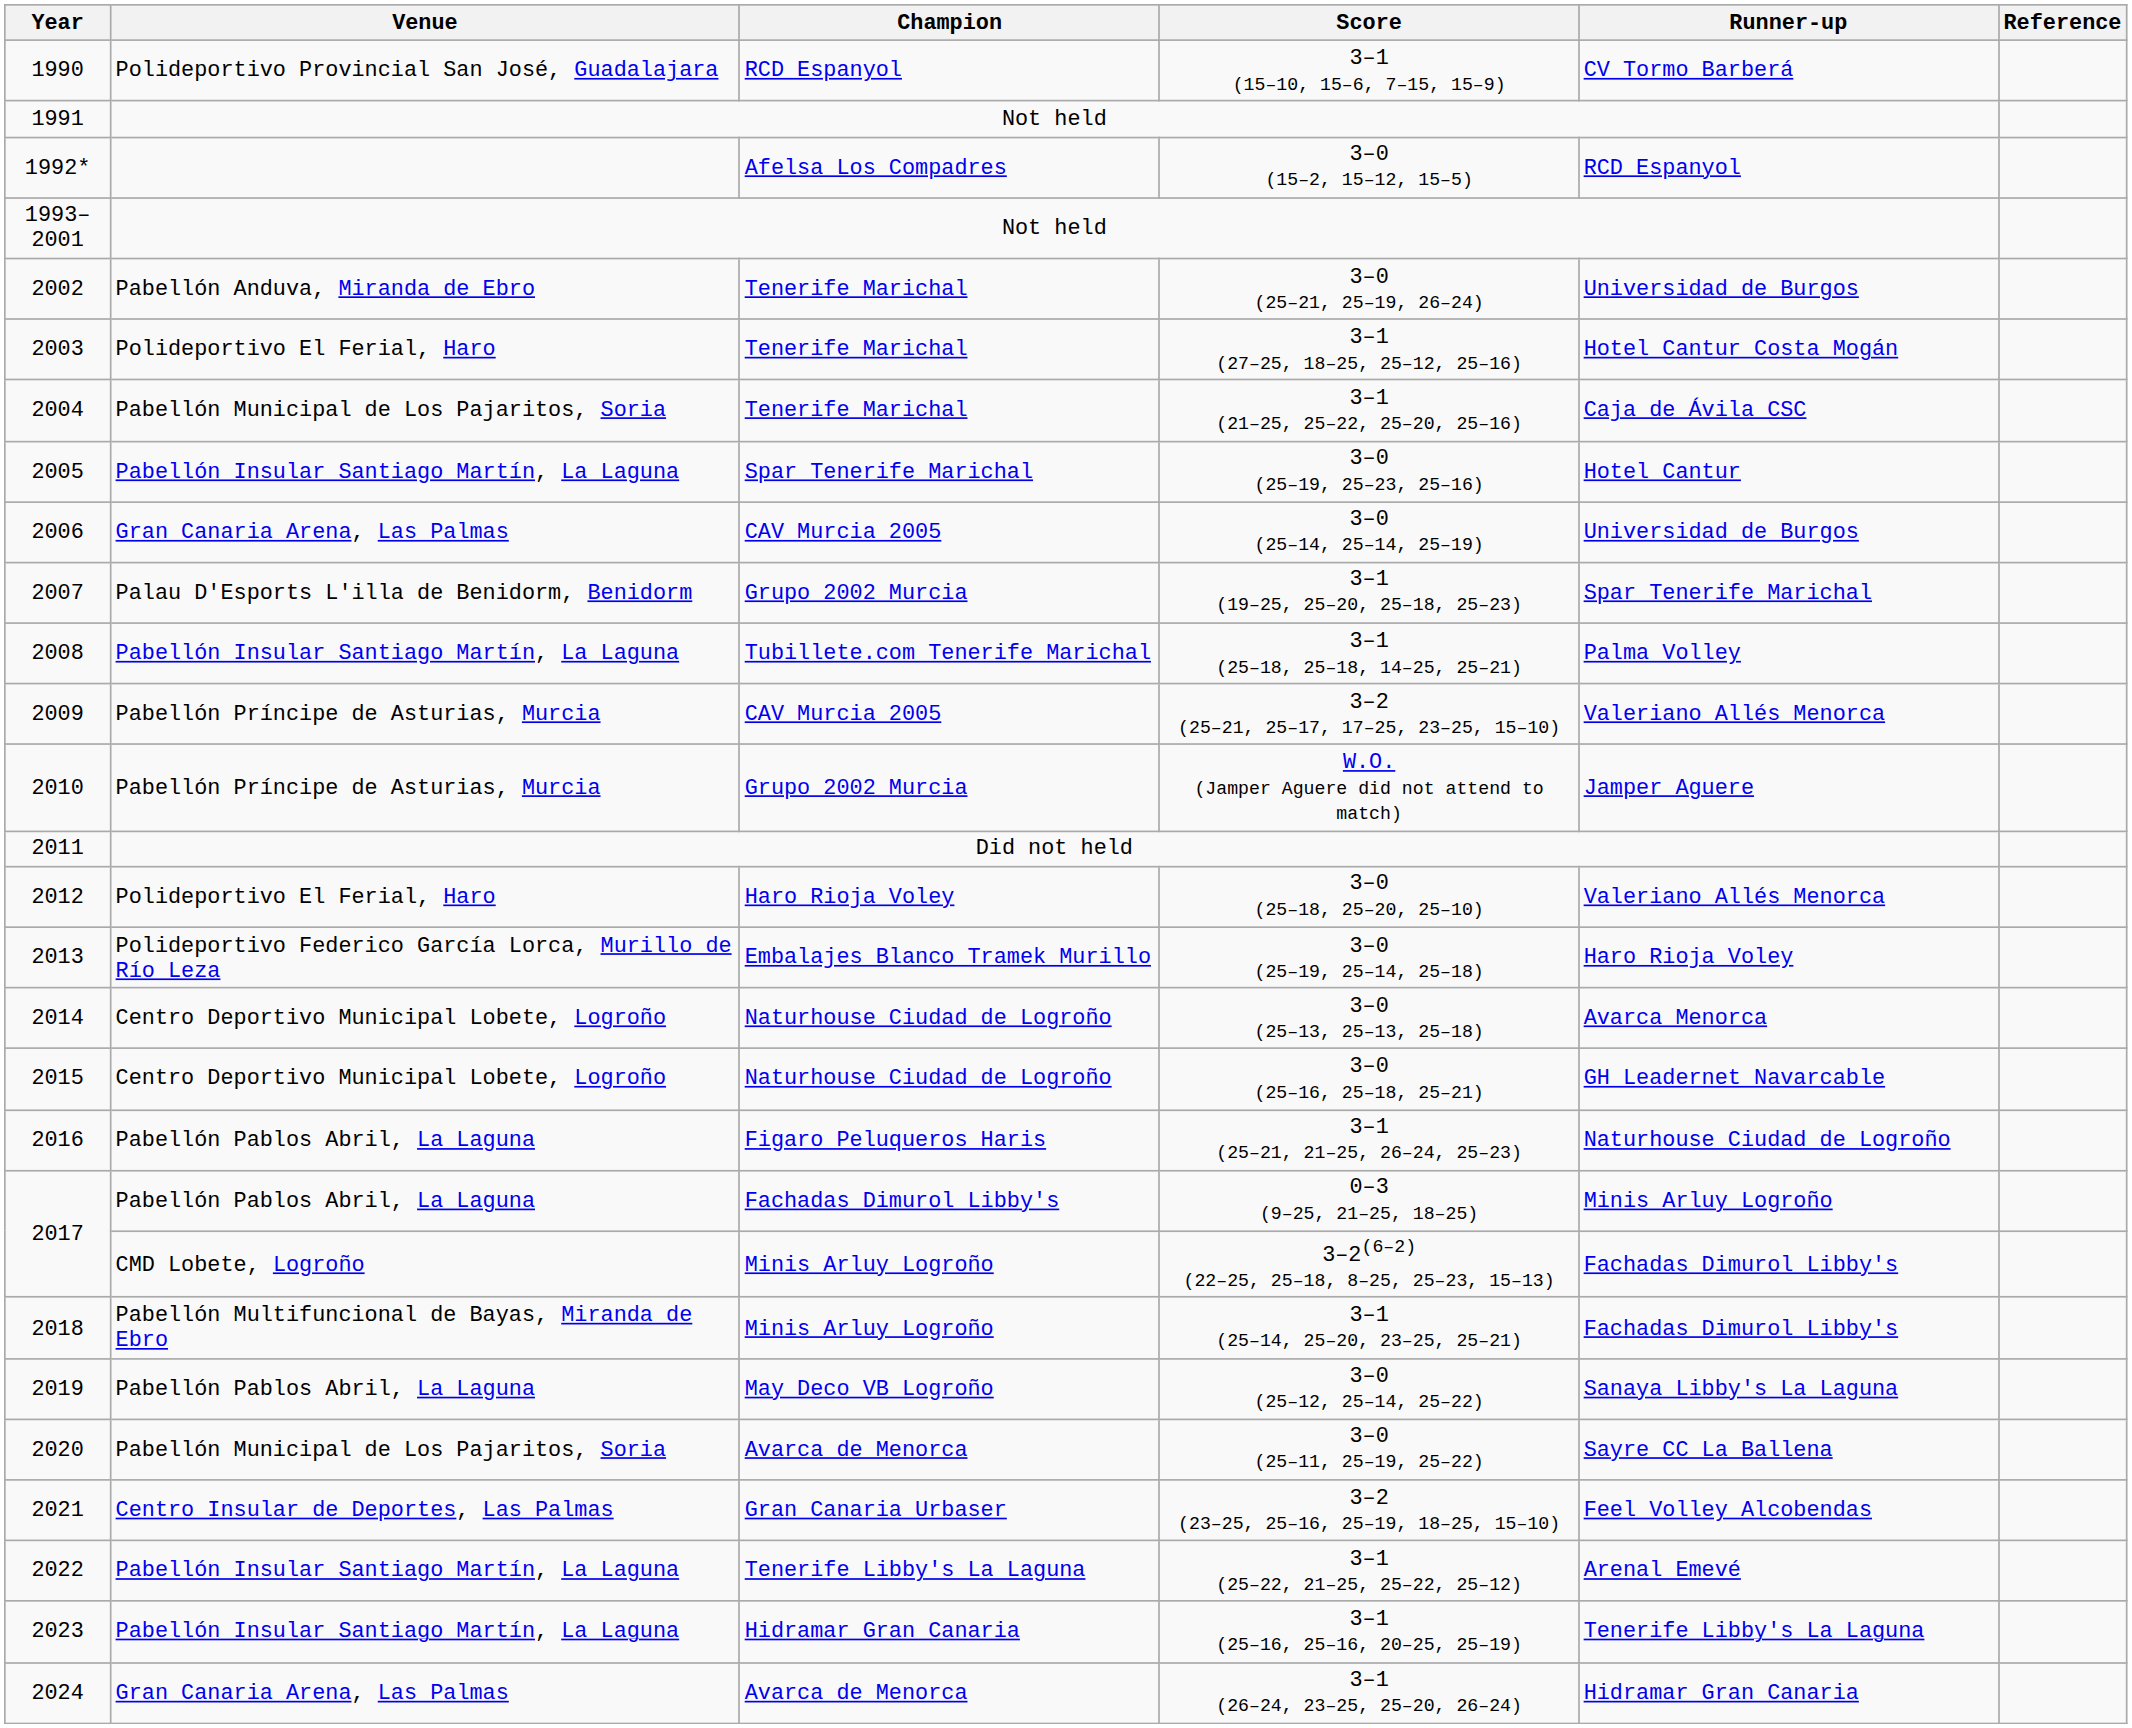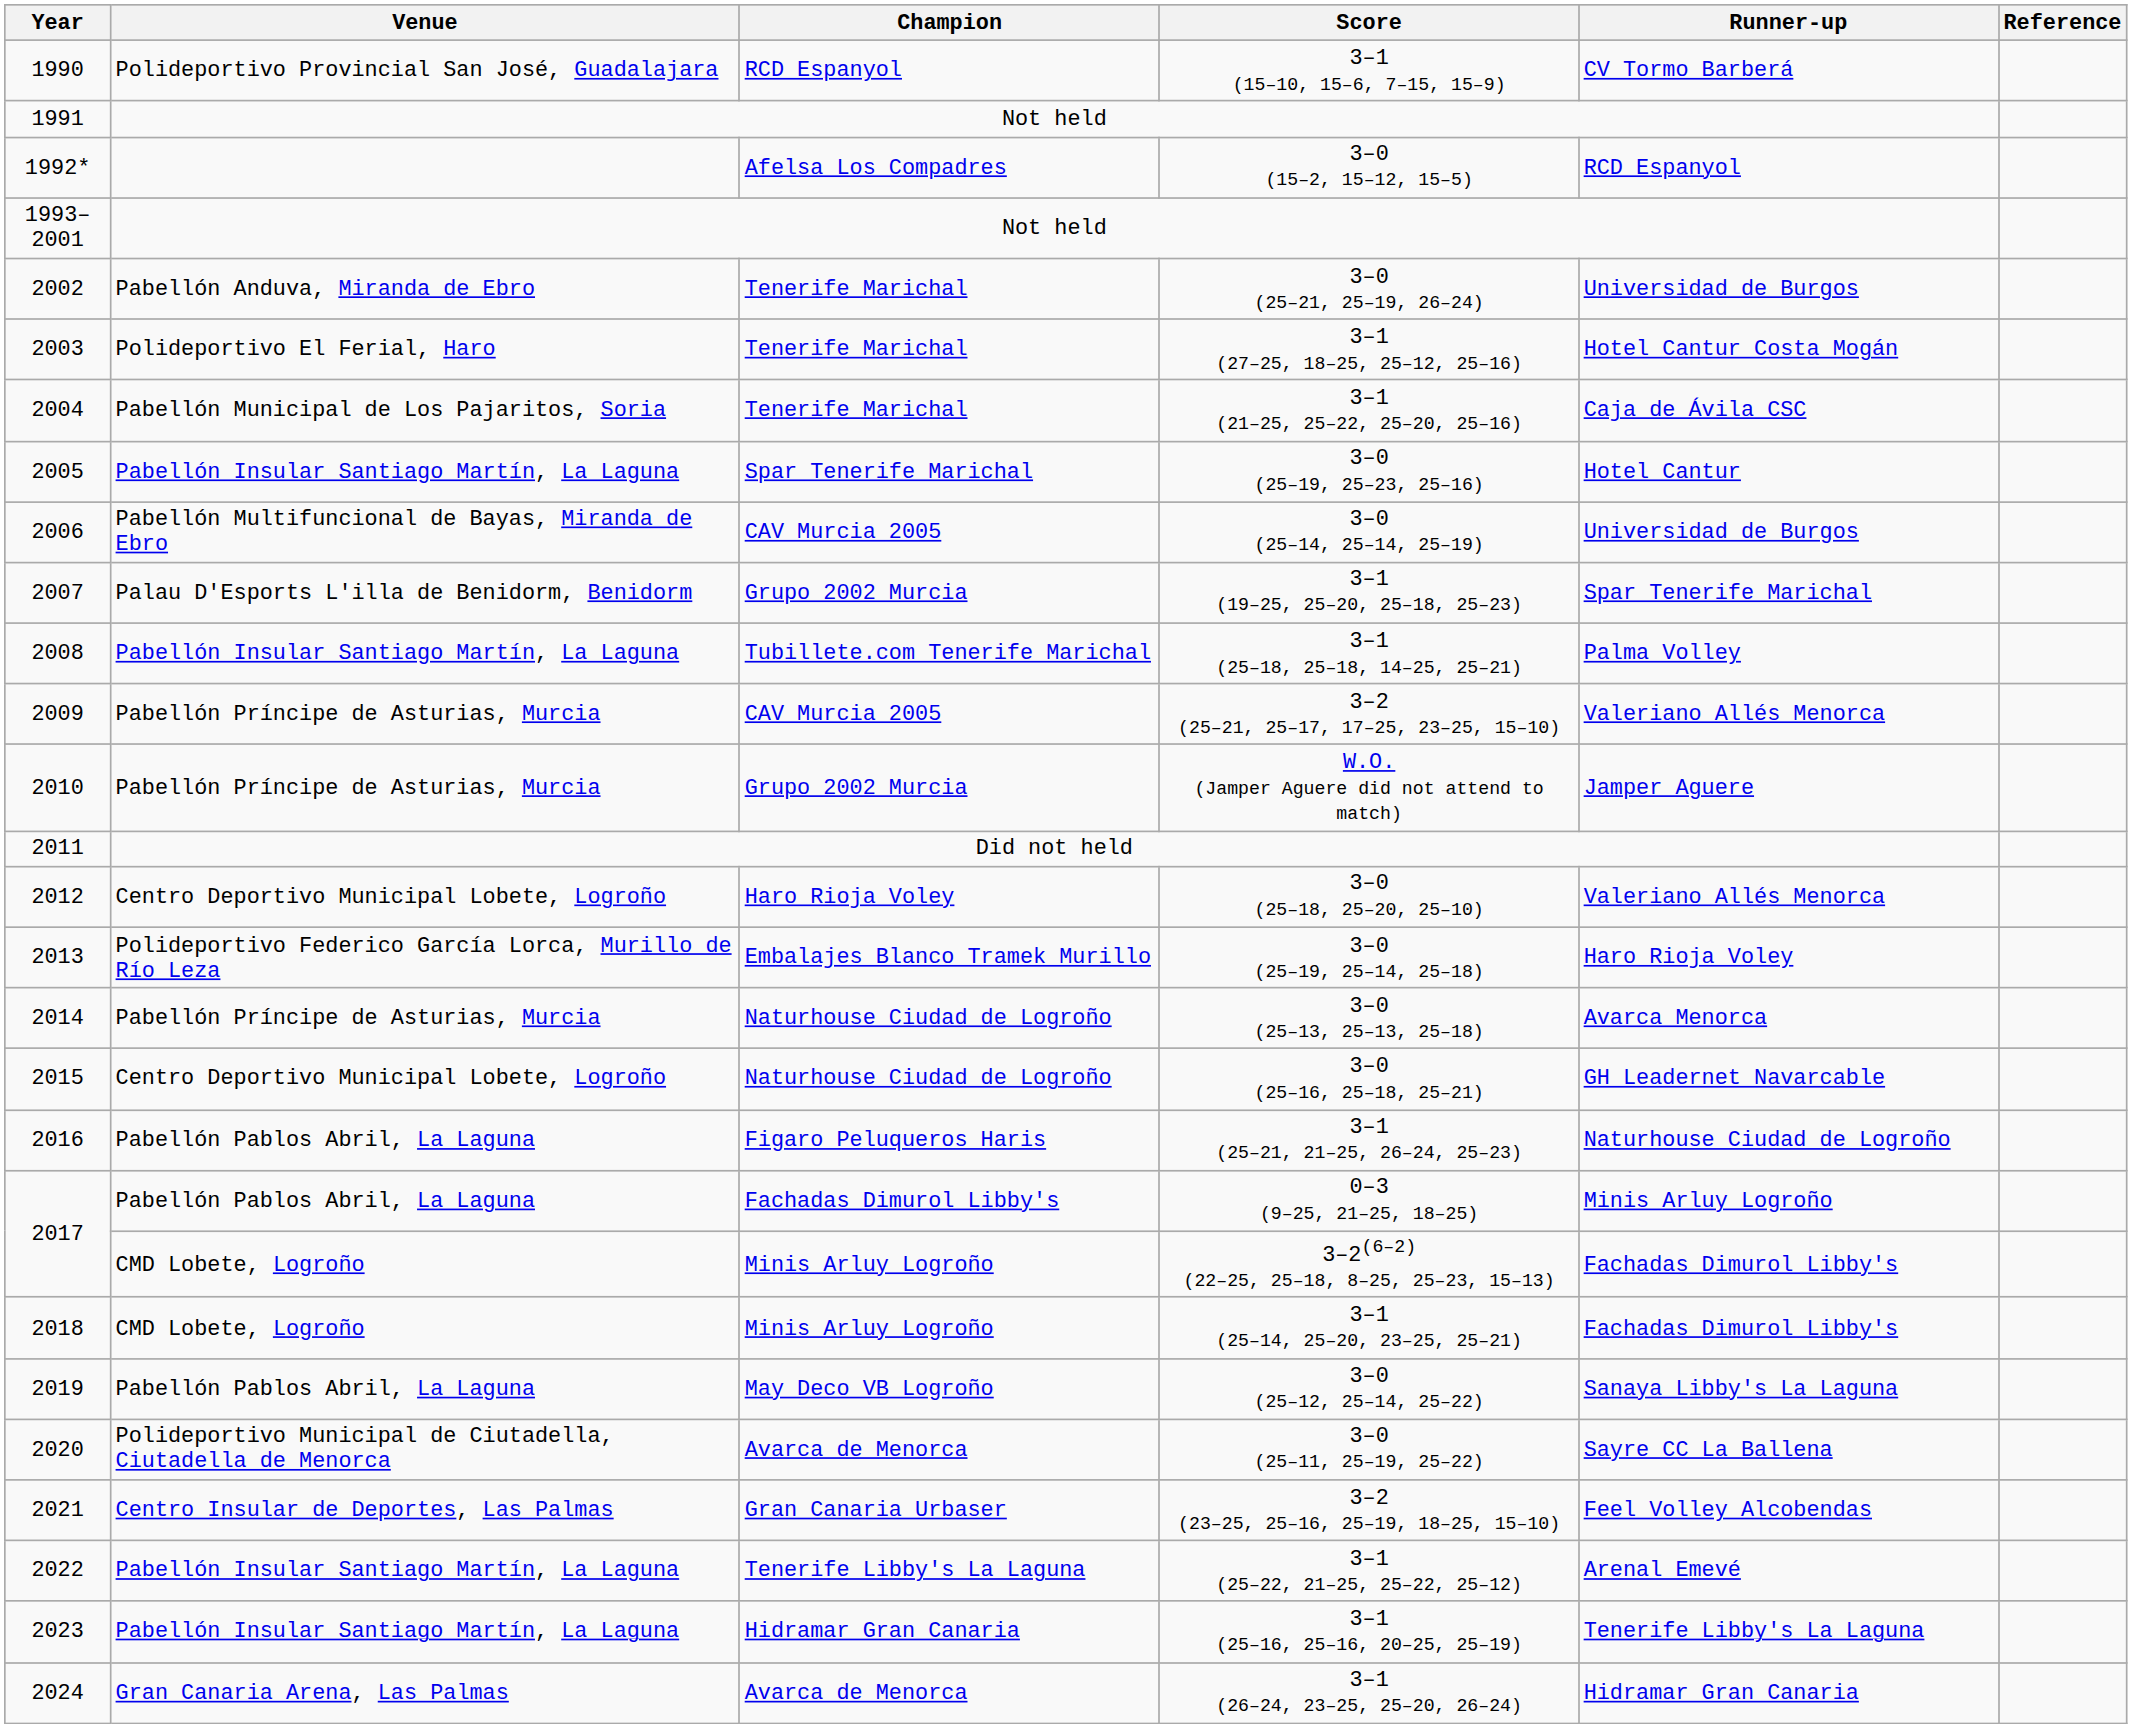(312, 532) Gran Canaria Arena, Las Palmas -> (404, 532) Pabellón Multifuncional de Bayas, Miranda de Ebro
(306, 897) Polideportivo El Ferial, Haro -> (391, 897) Centro Deportivo Municipal Lobete, Logroño
(391, 1018) Centro Deportivo Municipal Lobete, Logroño -> (358, 1018) Pabellón Príncipe de Asturias, Murcia
(404, 1328) Pabellón Multifuncional de Bayas, Miranda de Ebro -> (240, 1328) CMD Lobete, Logroño
(391, 1450) Pabellón Municipal de Los Pajaritos, Soria -> (365, 1450) Polideportivo Municipal de Ciutadella, Ciutadella de Menorca
